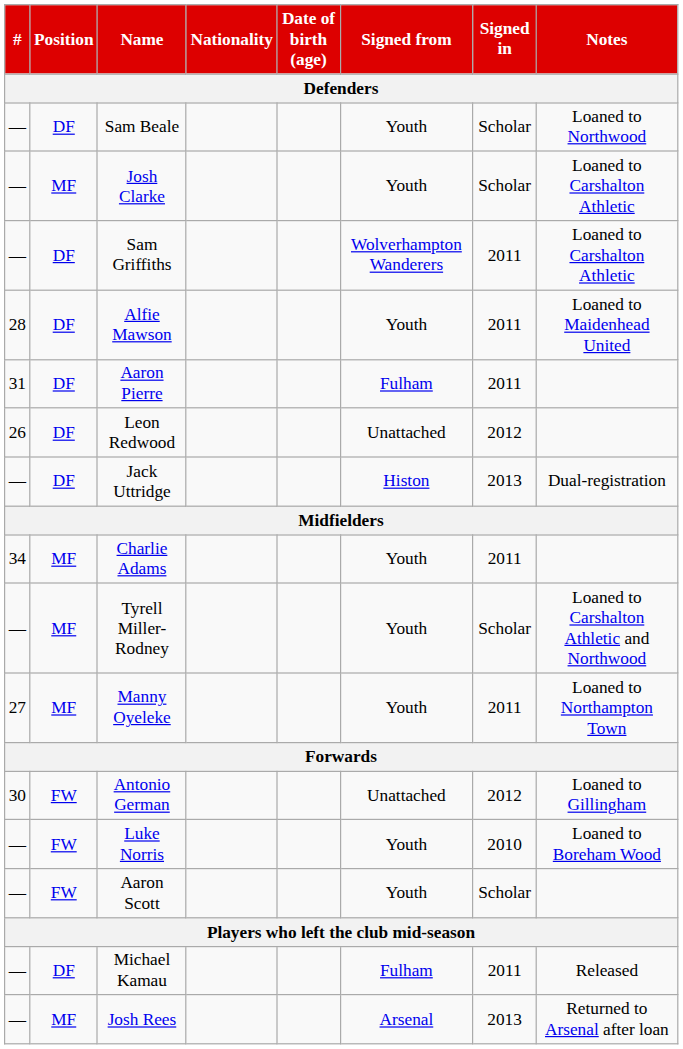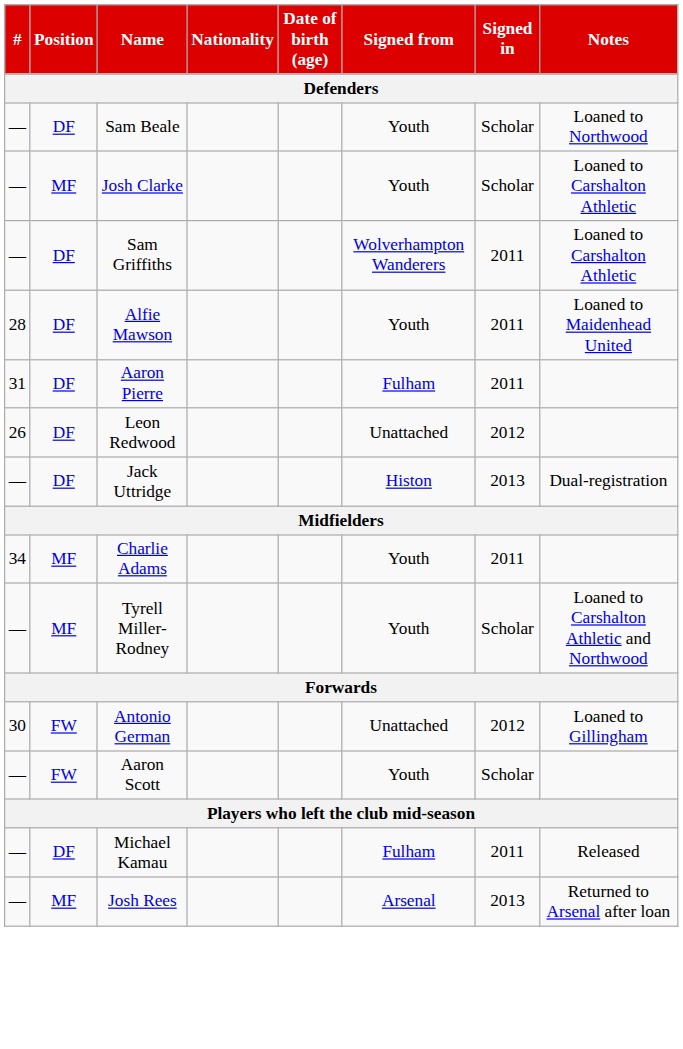- row: (142, 707)
- row: (142, 844)
